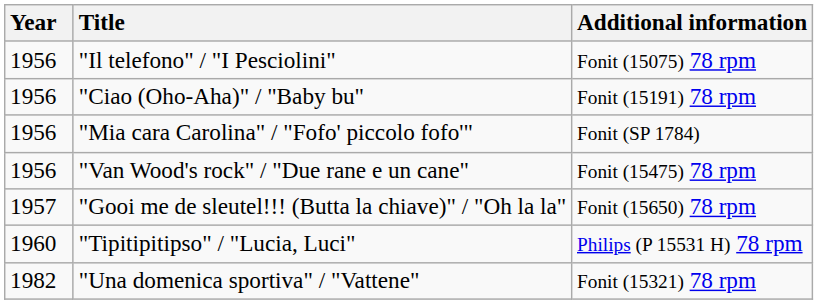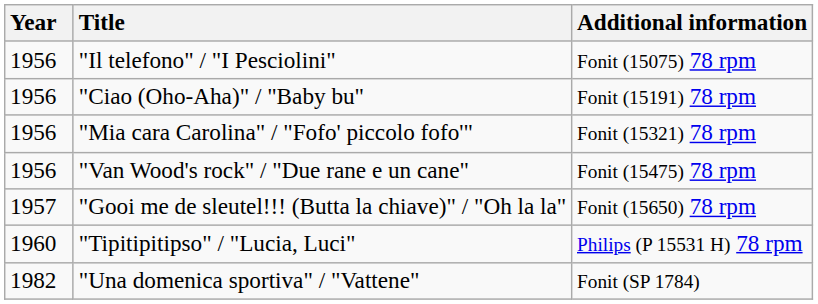(638, 134) Fonit (SP 1784) -> (667, 133) Fonit (15321) 78 rpm
(667, 280) Fonit (15321) 78 rpm -> (638, 281) Fonit (SP 1784)
